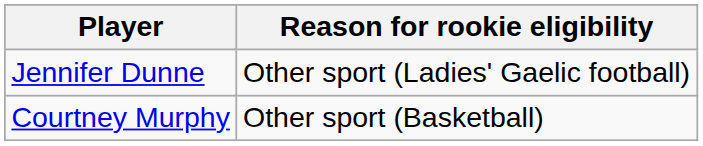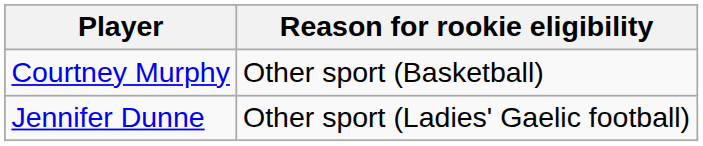rows swapped: (108, 72) <-> (121, 117)
